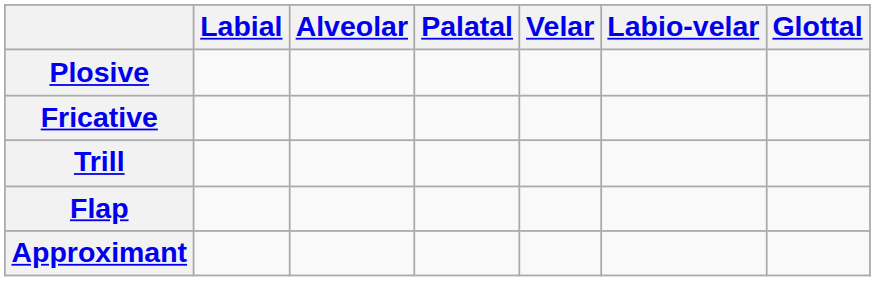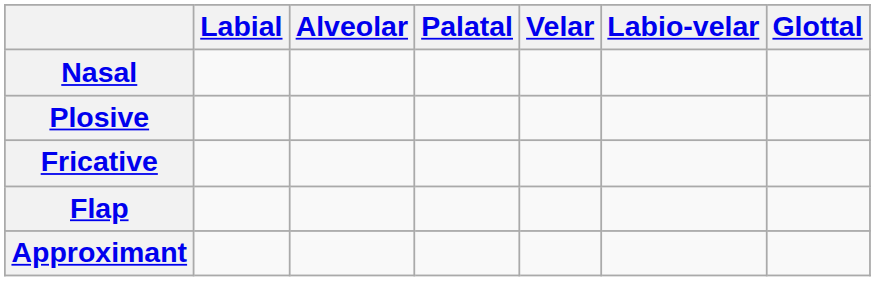+ row: (99, 72)
- row: (99, 162)
